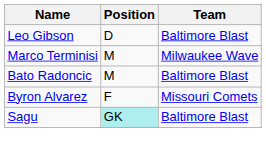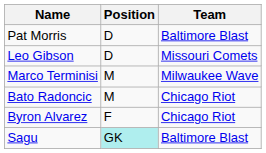+ row: (37, 35)
(205, 35) Baltimore Blast -> (209, 55) Missouri Comets
(205, 76) Baltimore Blast -> (198, 96) Chicago Riot
(209, 96) Missouri Comets -> (198, 117) Chicago Riot
